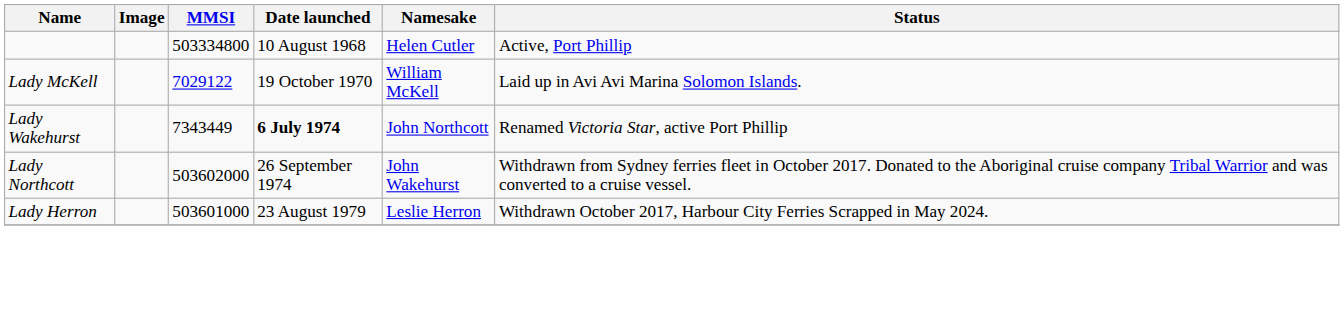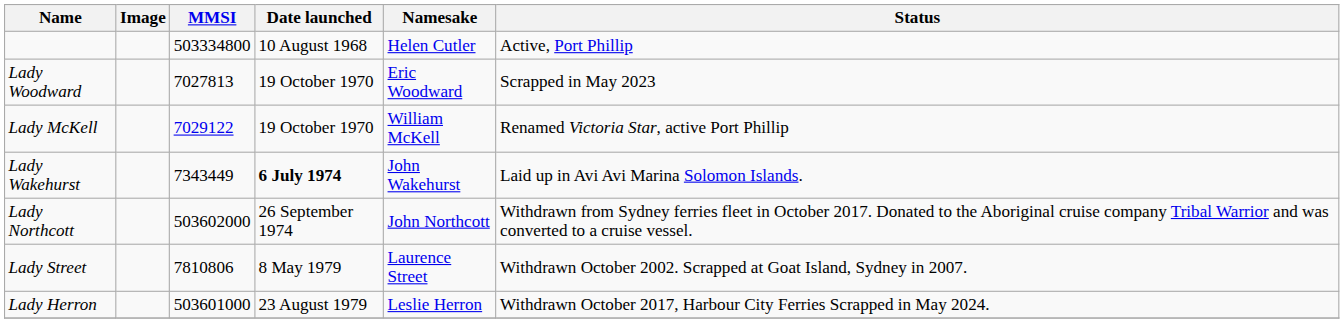+ row: (45, 82)
(650, 82) Laid up in Avi Avi Marina Solomon Islands. -> (644, 128) Renamed Victoria Star, active Port Phillip
(437, 128) John Northcott -> (424, 174) John Wakehurst
(643, 128) Renamed Victoria Star, active Port Phillip -> (651, 174) Laid up in Avi Avi Marina Solomon Islands.
(423, 174) John Wakehurst -> (439, 221) John Northcott
+ row: (47, 267)
